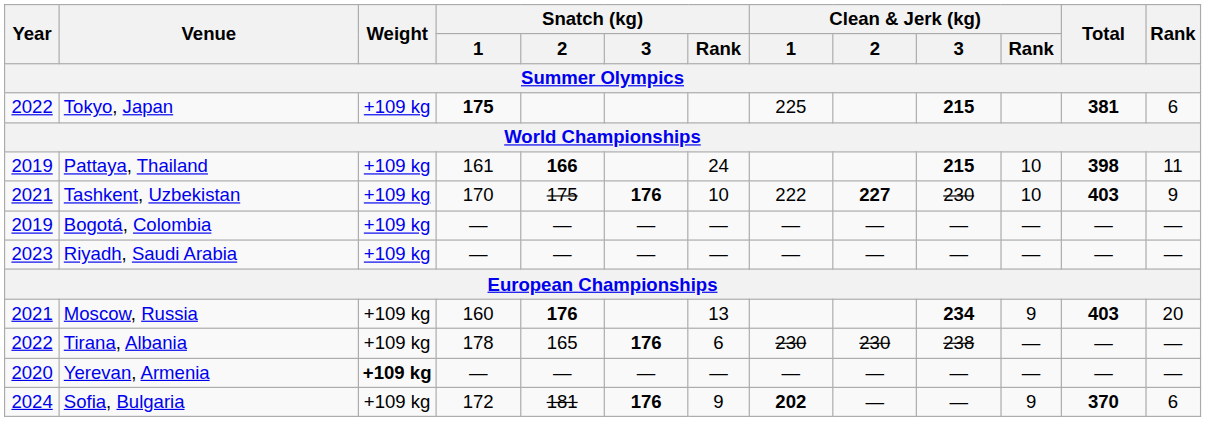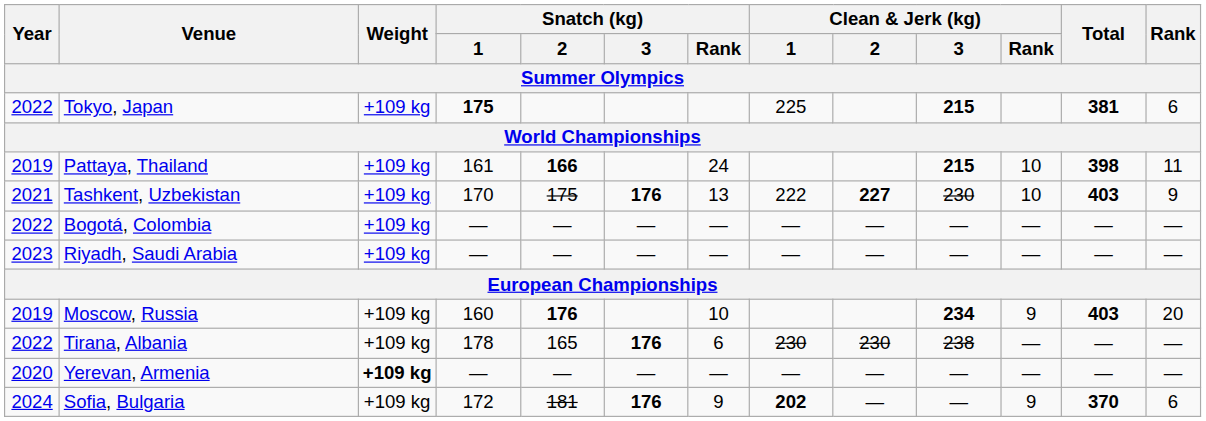(718, 195) 10 -> (718, 195) 13
(32, 225) 2019 -> (32, 225) 2022
(32, 313) 2021 -> (32, 313) 2019
(718, 313) 13 -> (718, 313) 10
